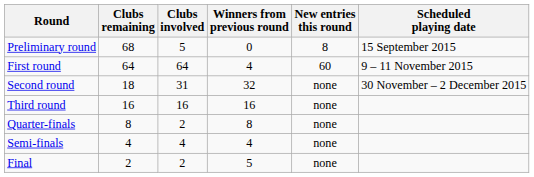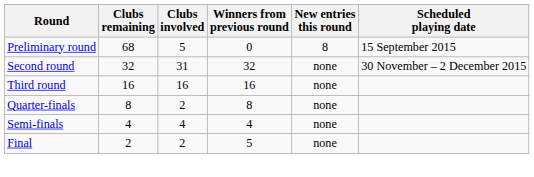- row: (34, 66)
(128, 85) 18 -> (128, 66) 32
